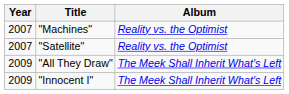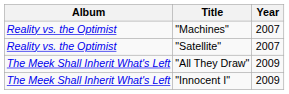columns swapped: (20, 13) <-> (199, 13)
